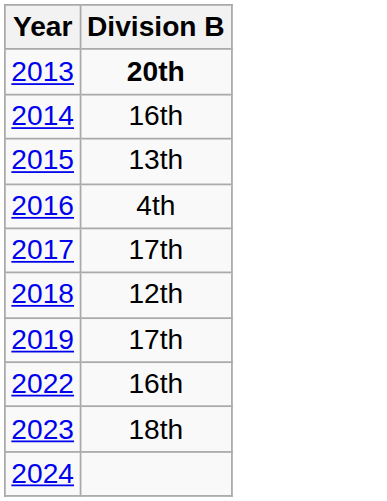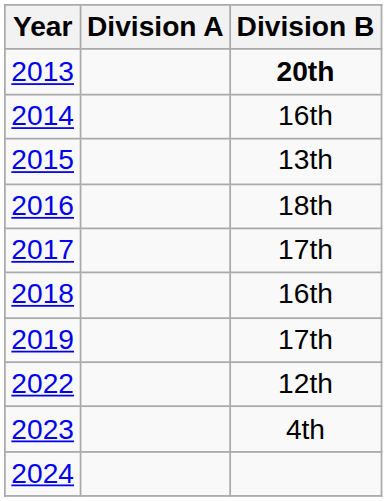+ column: (155, 26)
(156, 205) 4th -> (305, 205) 18th
(156, 294) 12th -> (305, 294) 16th
(156, 384) 16th -> (305, 384) 12th
(156, 428) 18th -> (305, 428) 4th
